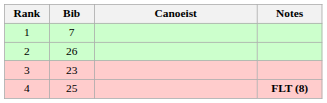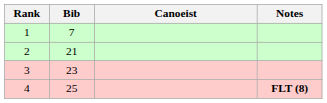(72, 51) 26 -> (72, 51) 21
